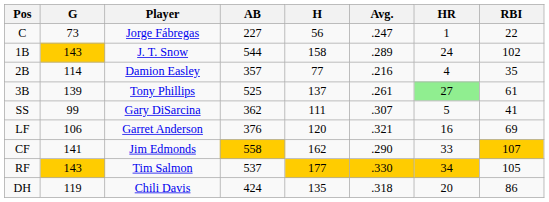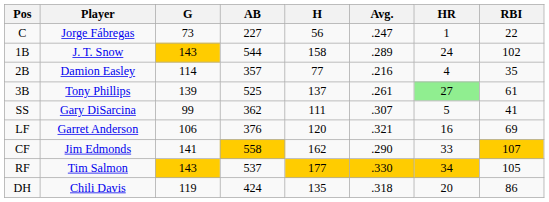columns swapped: (163, 14) <-> (73, 14)
